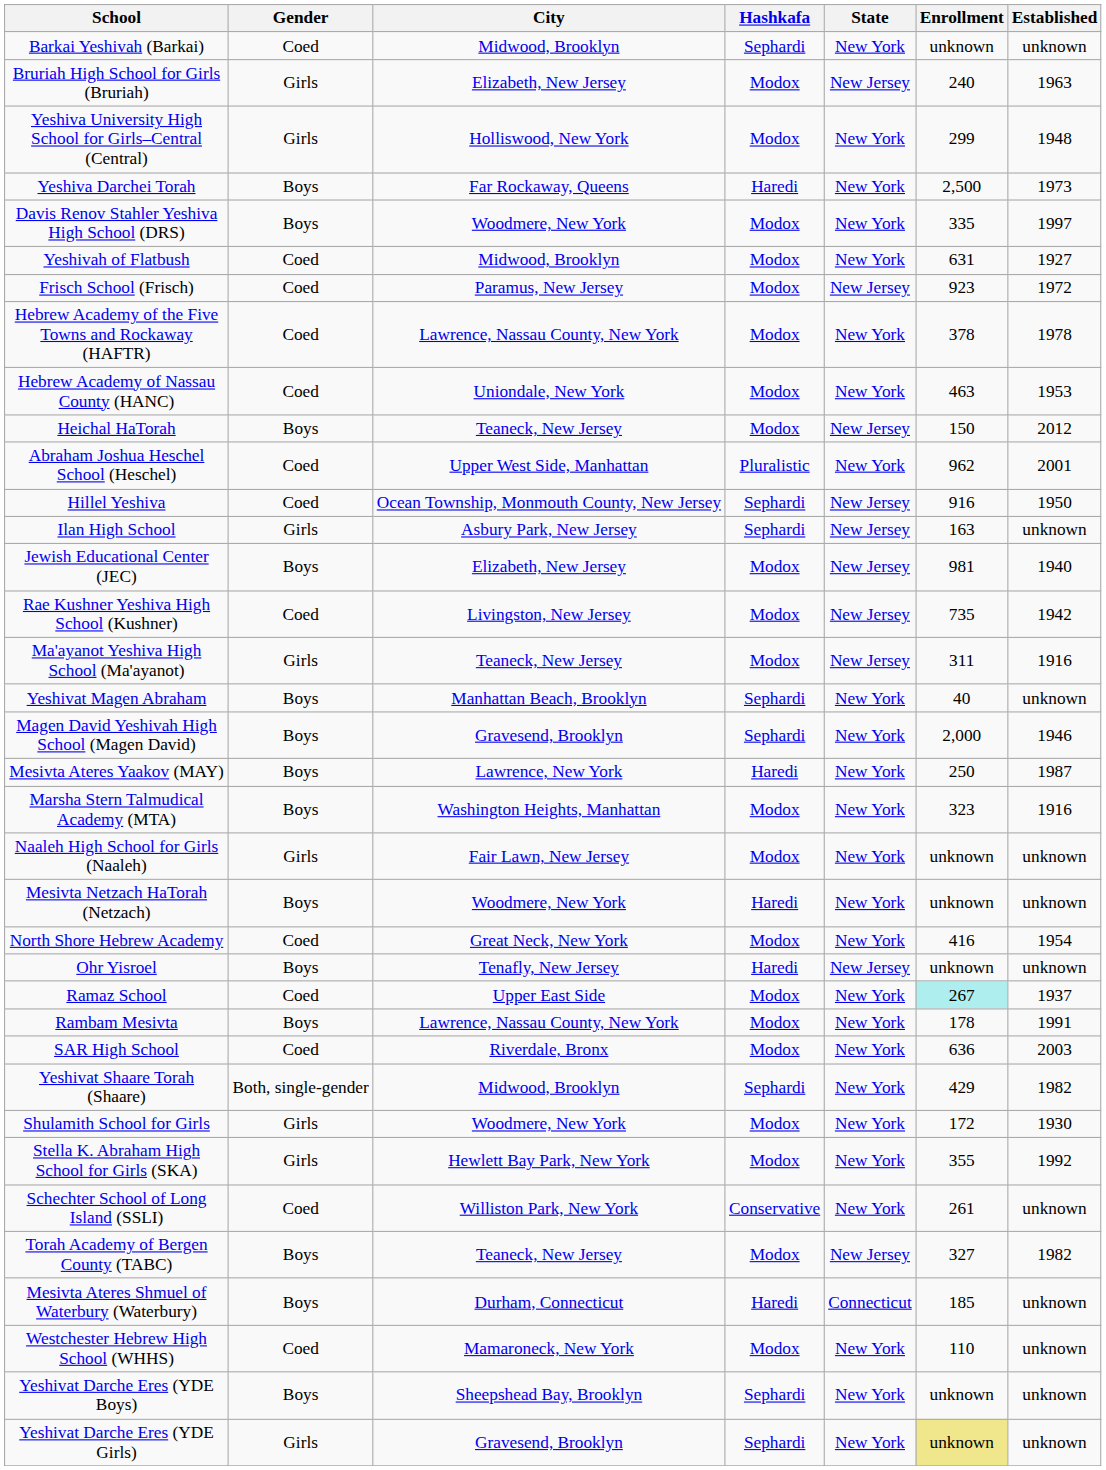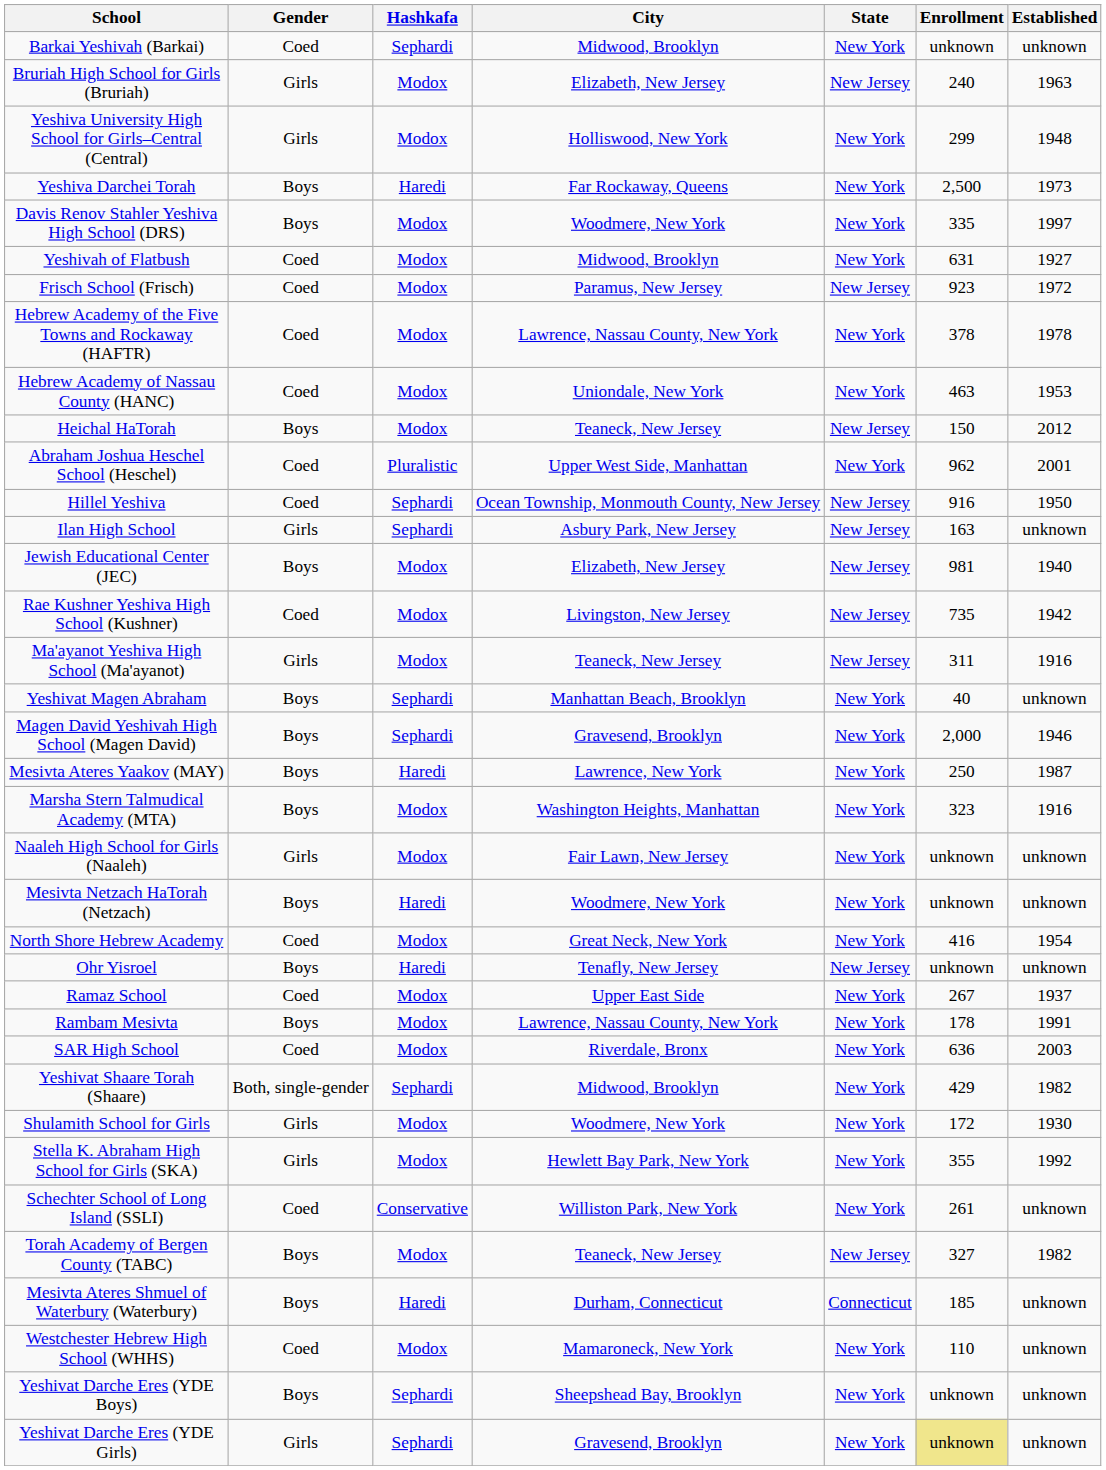columns swapped: (775, 18) <-> (549, 18)
(962, 994) paleturquoise background -> (962, 994) no background
